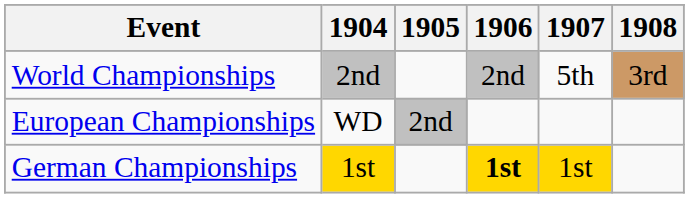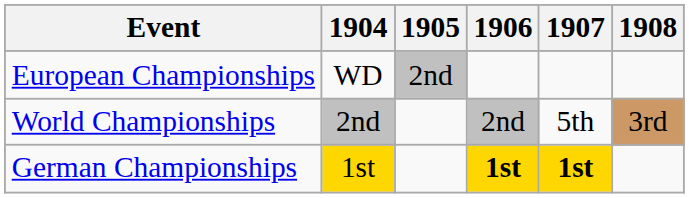rows swapped: (143, 74) <-> (163, 121)
(575, 167) normal -> (575, 167) bold
